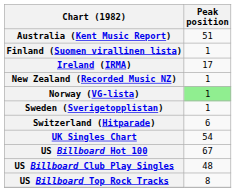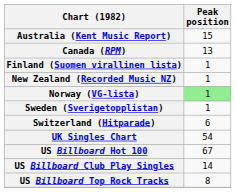(208, 36) 51 -> (208, 36) 15
+ row: (94, 51)
- row: (94, 65)
(208, 166) 48 -> (208, 166) 14
